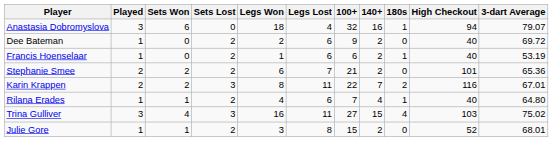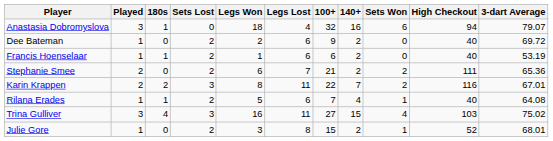columns swapped: (168, 12) <-> (397, 12)
(469, 71) 101 -> (470, 71) 111
(281, 100) 4 -> (260, 100) 5
(534, 100) 64.80 -> (534, 100) 64.08
